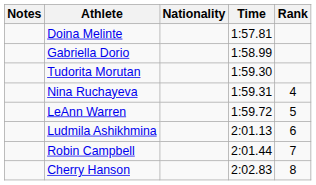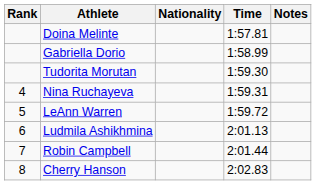columns swapped: (293, 14) <-> (24, 14)
